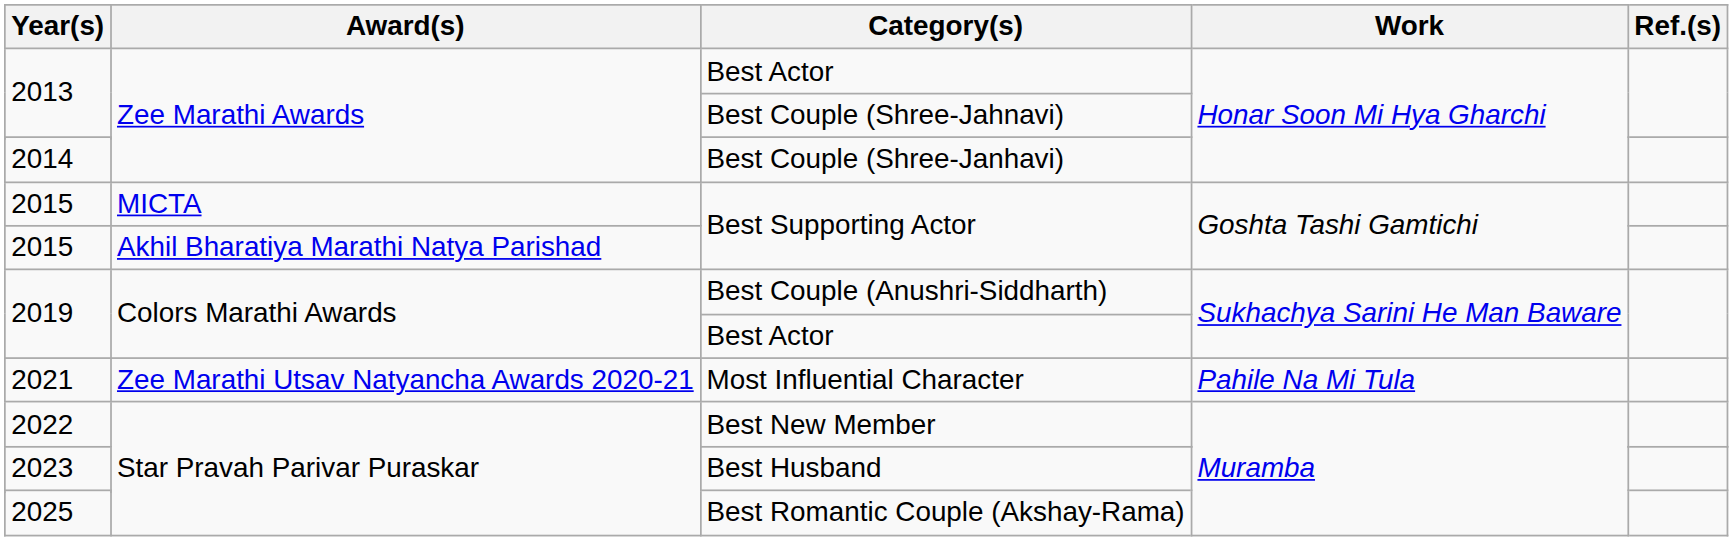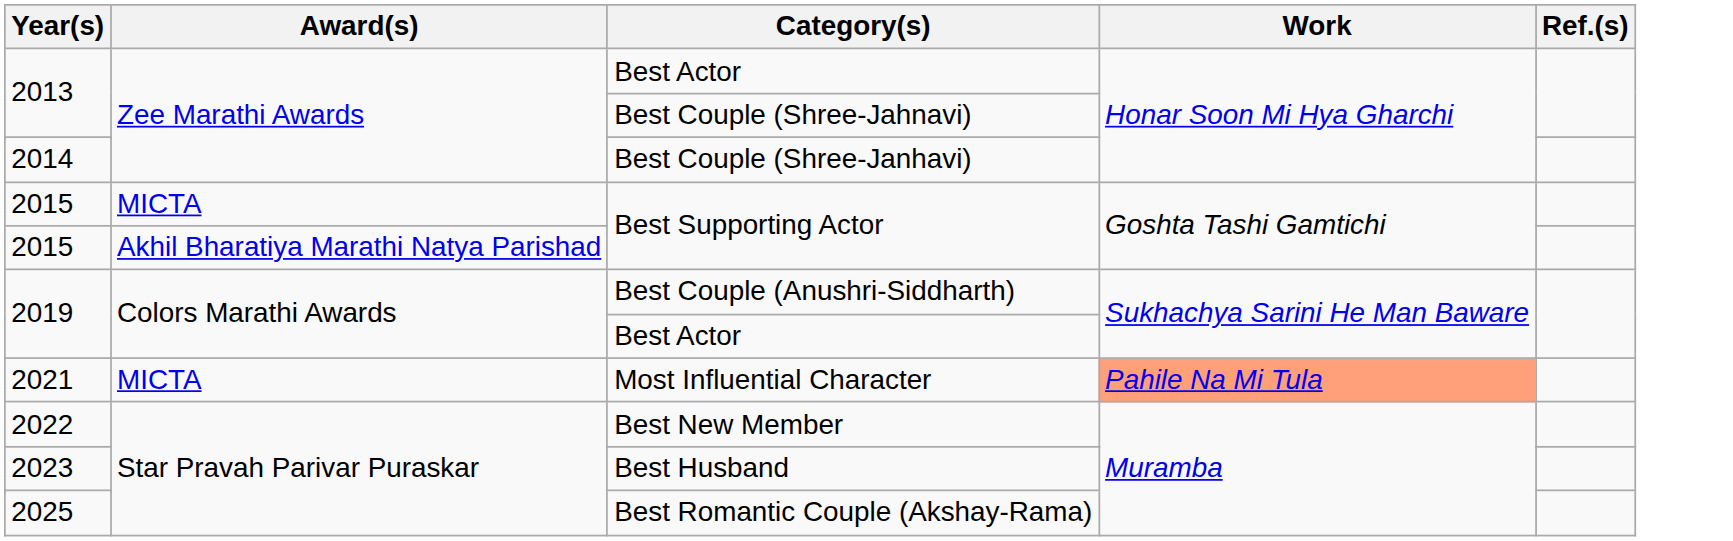(405, 379) Zee Marathi Utsav Natyancha Awards 2020-21 -> (159, 379) MICTA
(1306, 379) no background -> (1214, 379) lightsalmon background
